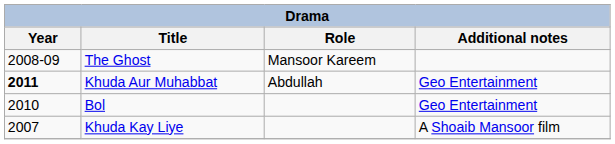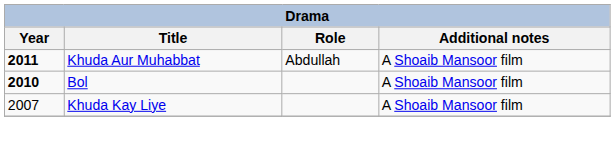- row: (118, 61)
(478, 83) Geo Entertainment -> (452, 61) A Shoaib Mansoor film
(23, 105) normal -> (23, 83) bold
(478, 105) Geo Entertainment -> (452, 83) A Shoaib Mansoor film
